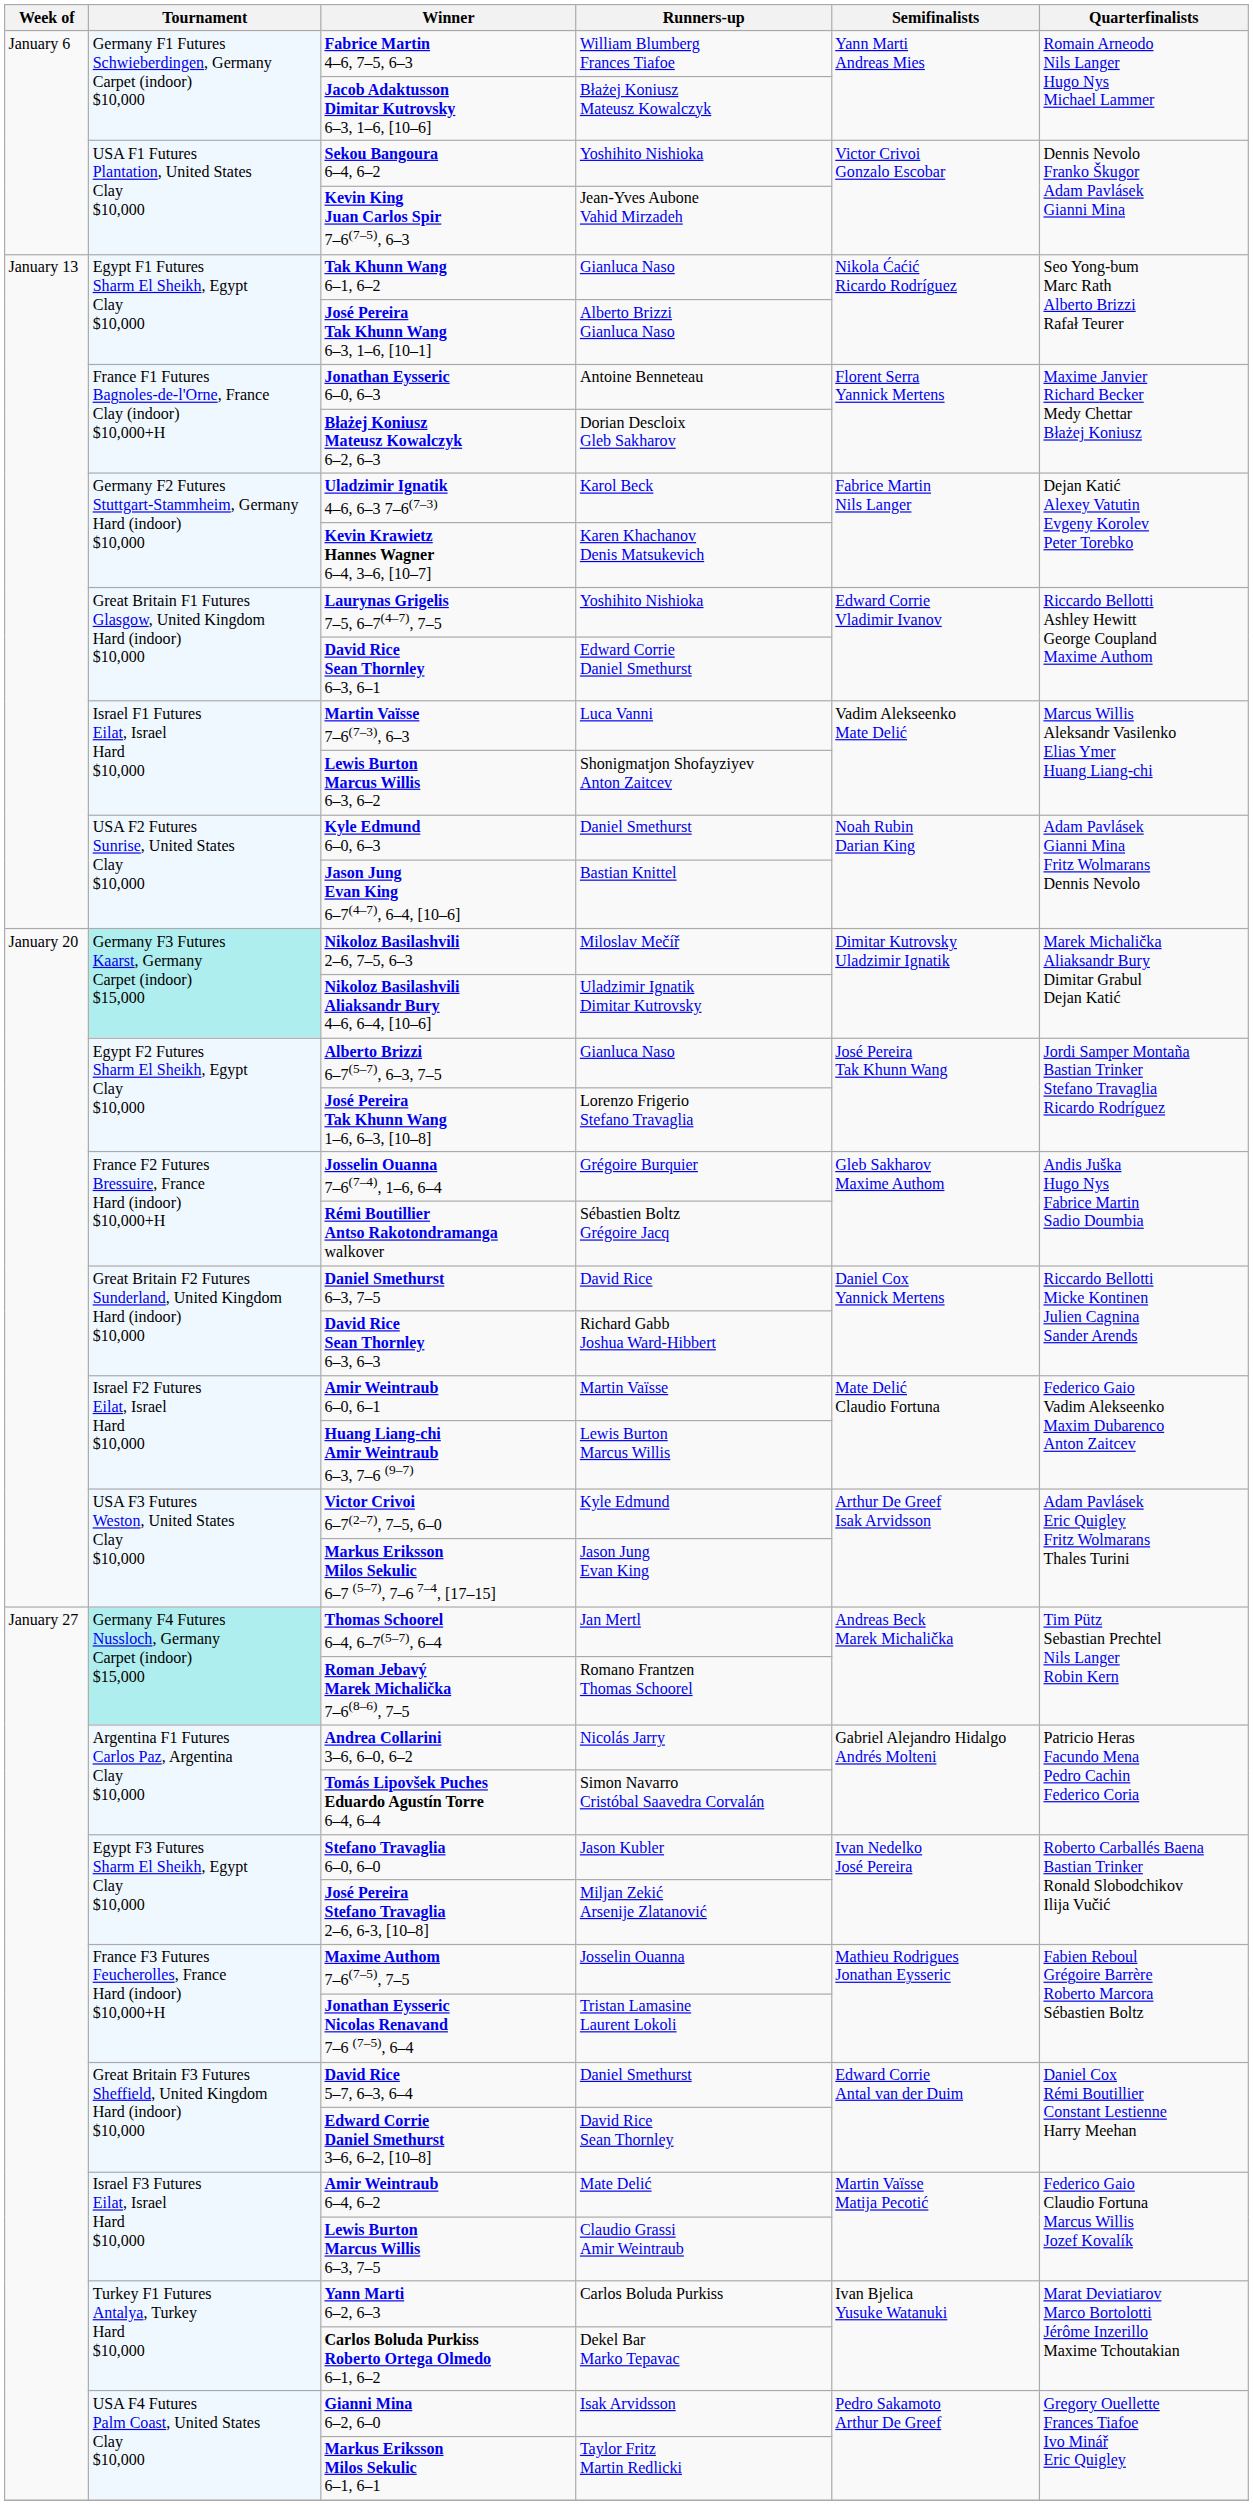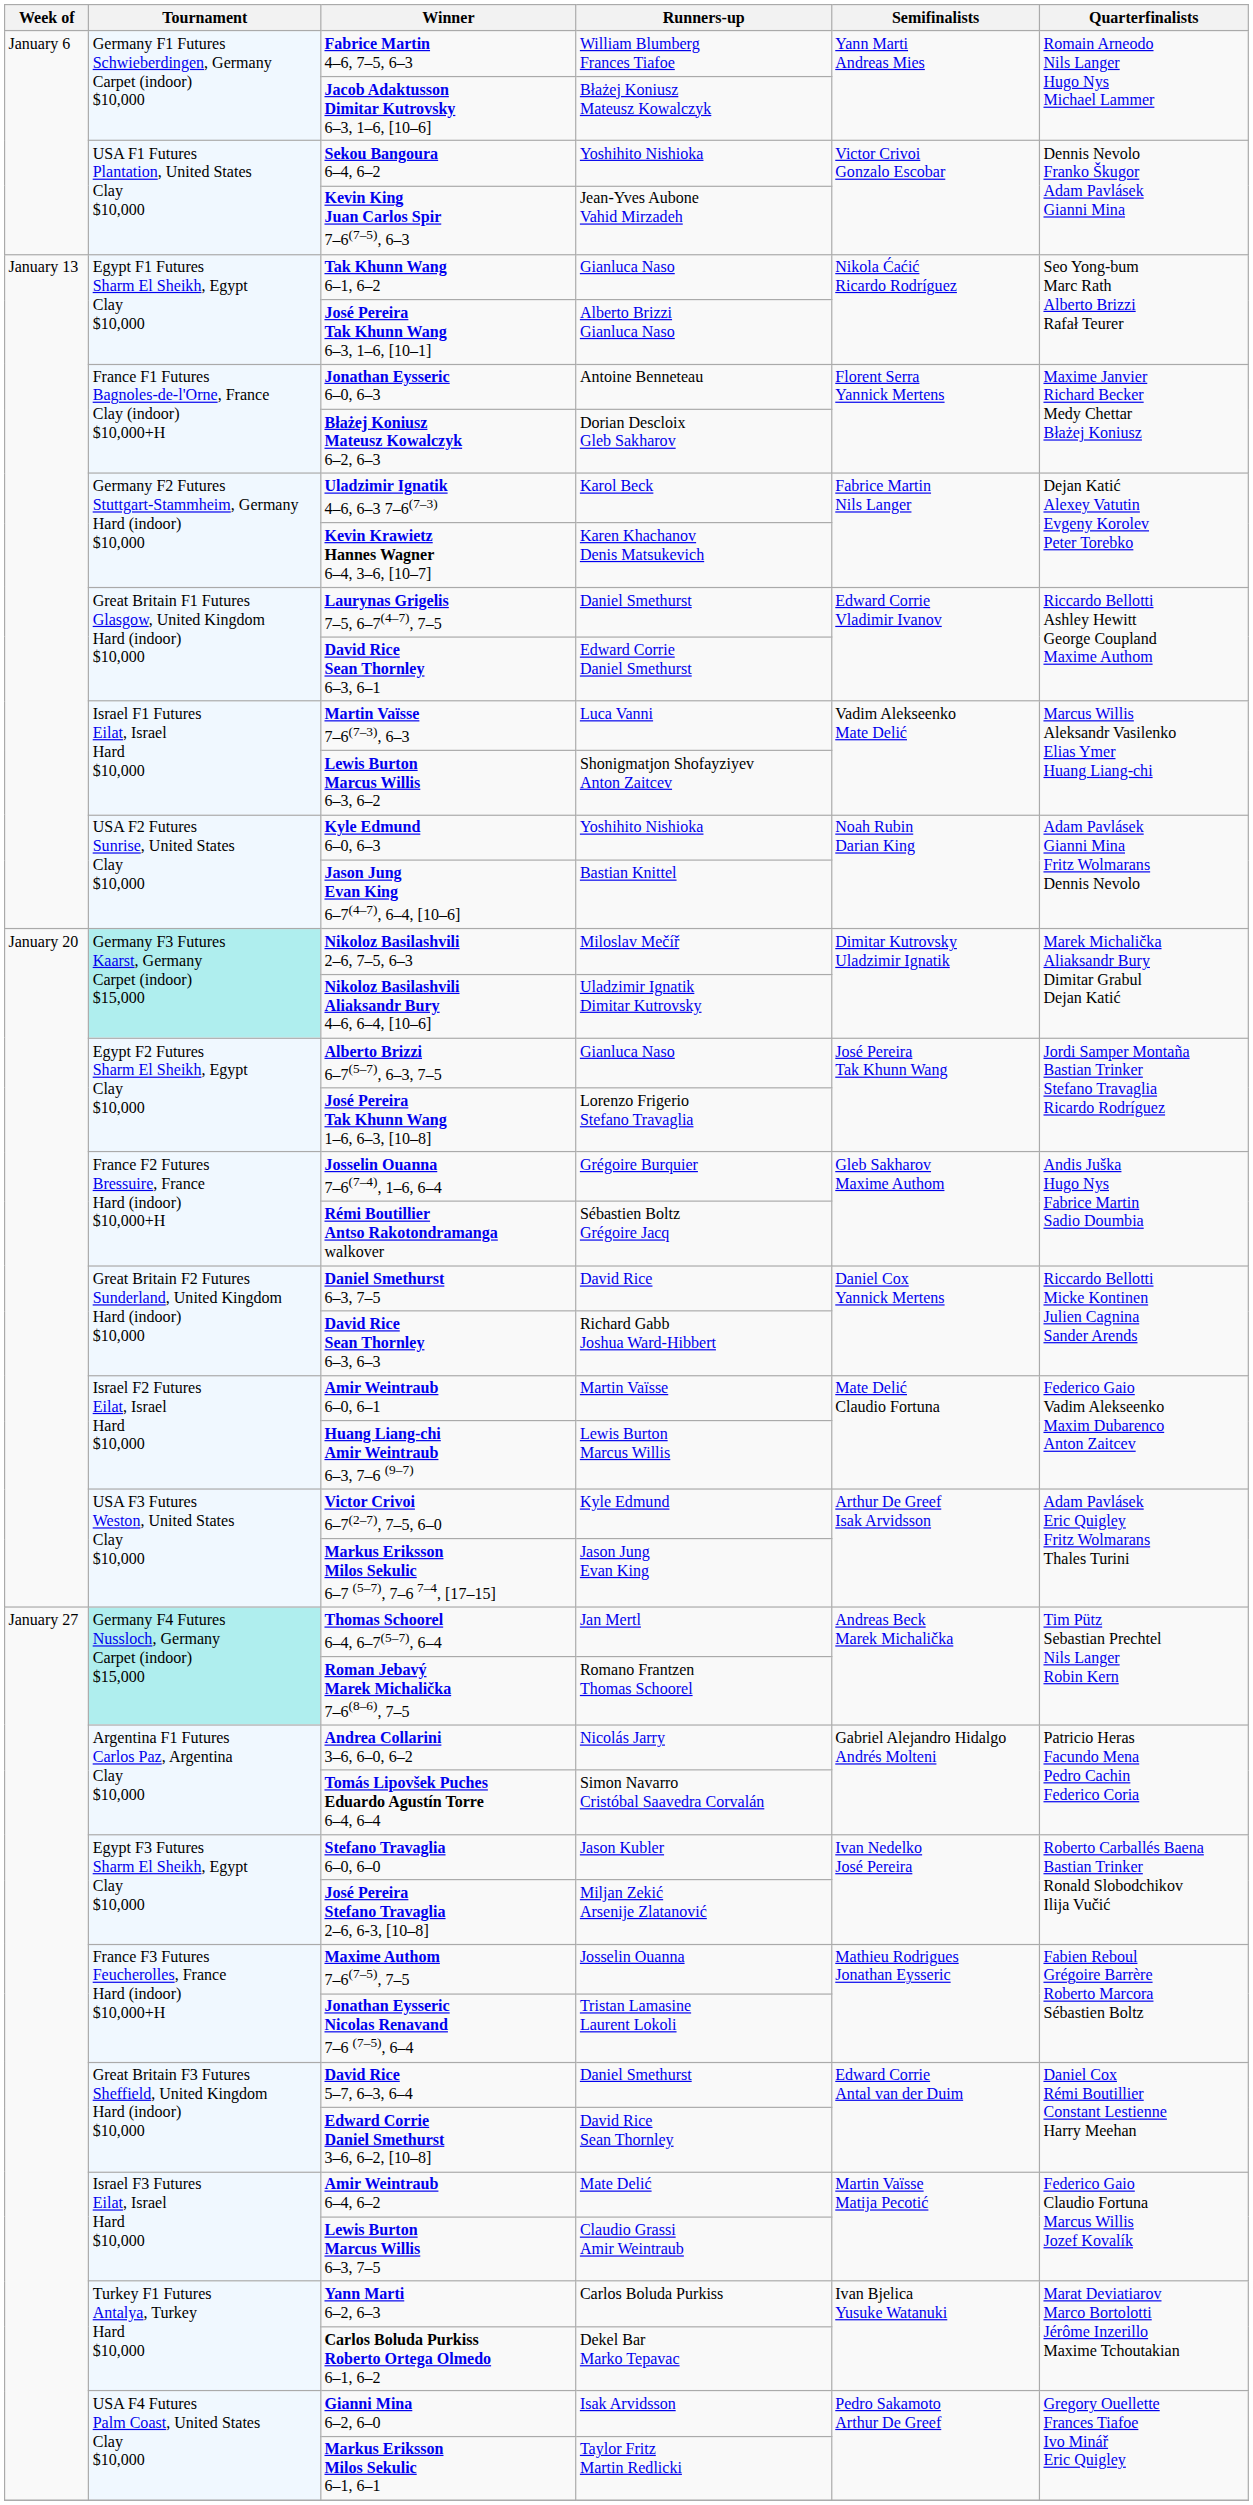(642, 600) Yoshihito Nishioka -> (636, 600) Daniel Smethurst
(636, 827) Daniel Smethurst -> (642, 827) Yoshihito Nishioka
